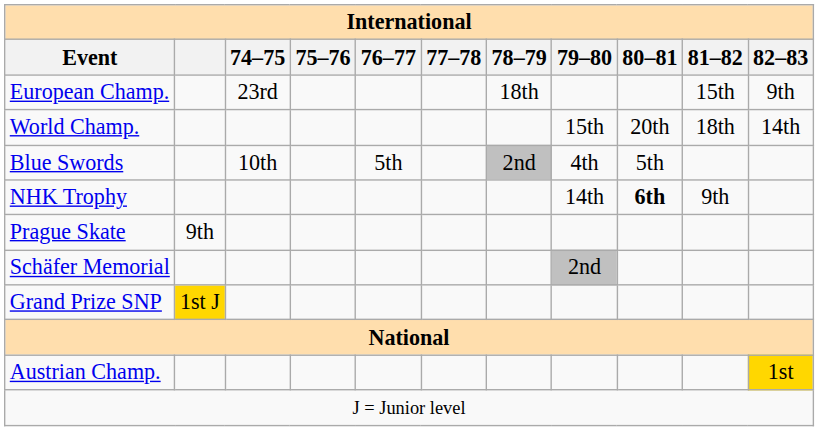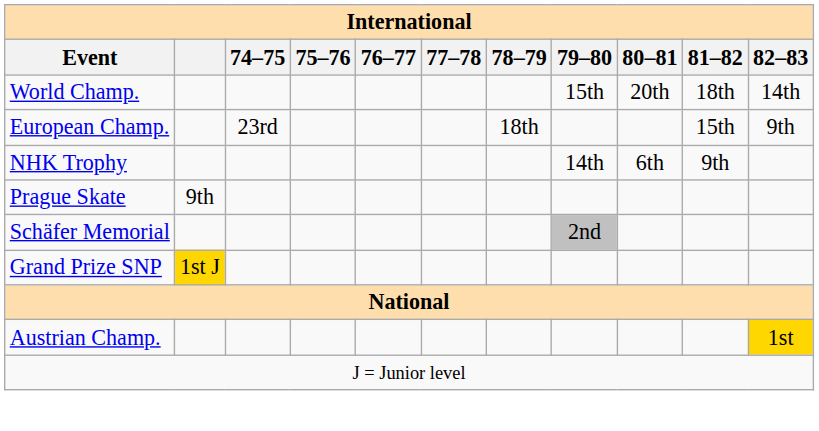rows swapped: (75, 127) <-> (89, 92)
- row: (67, 162)
(650, 197) bold -> (650, 162) normal
